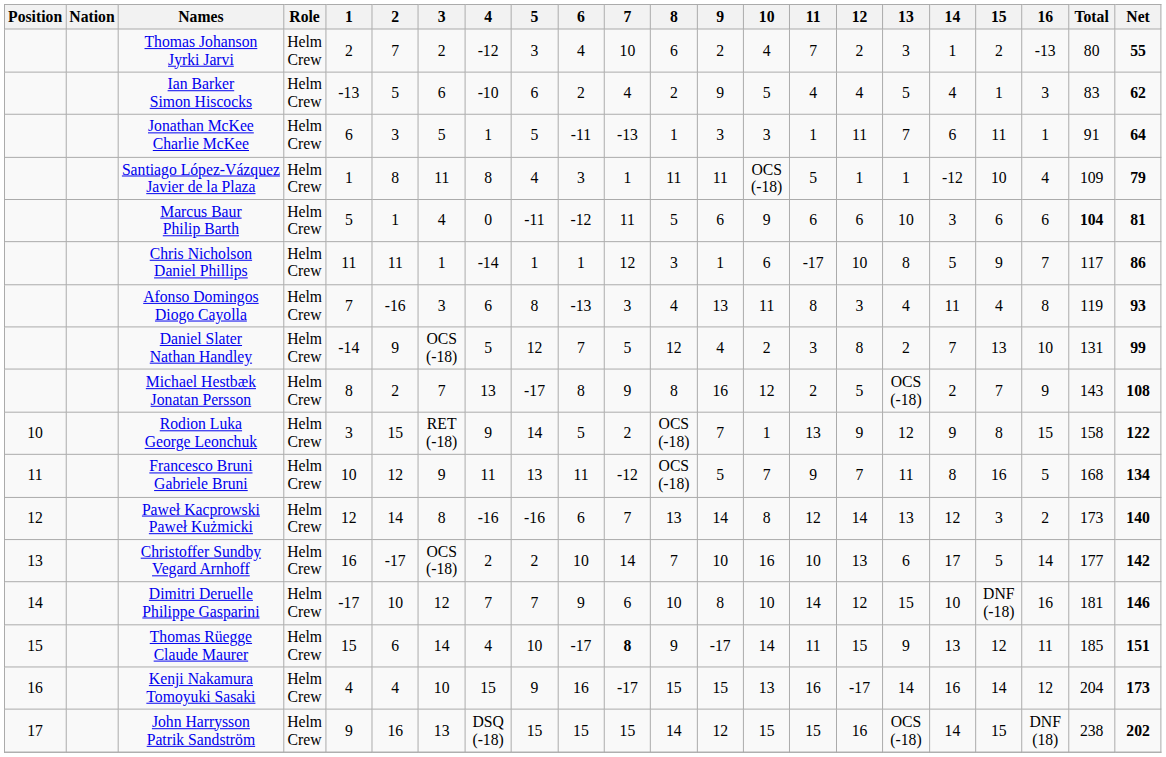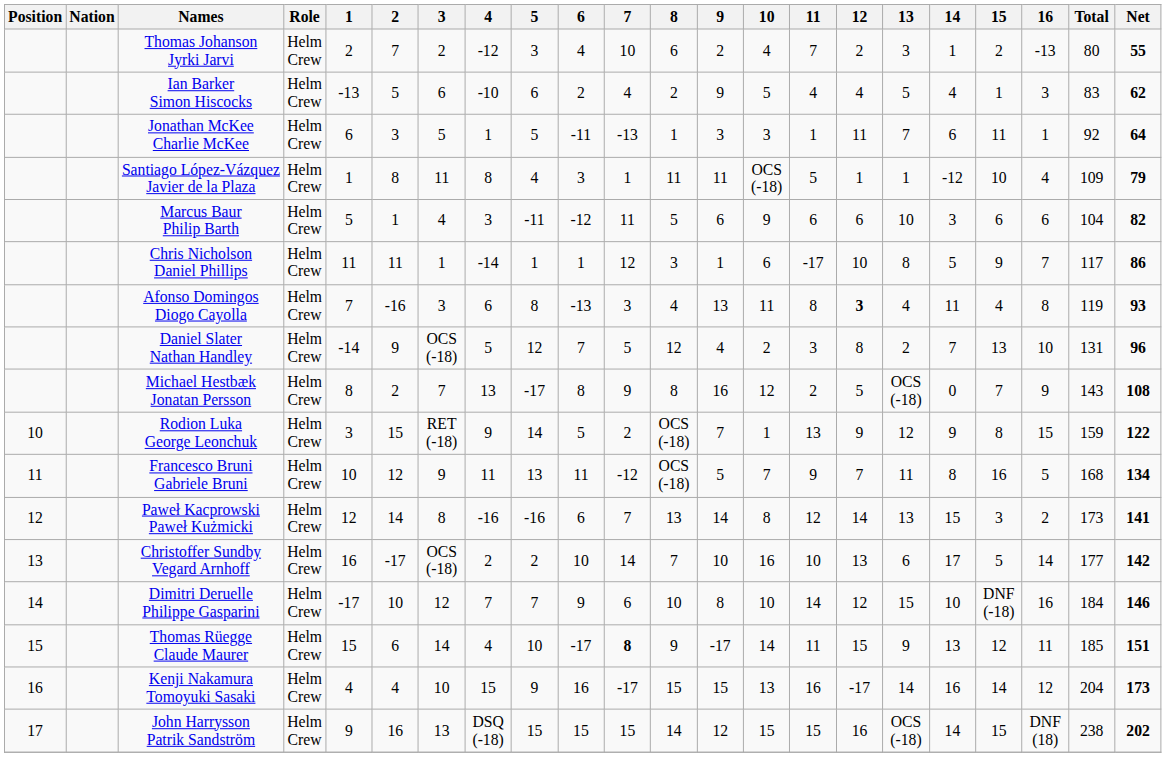(1092, 135) 91 -> (1092, 135) 92
(488, 220) 0 -> (488, 220) 3
(1092, 220) bold -> (1092, 220) normal
(1138, 220) 81 -> (1138, 220) 82
(860, 305) normal -> (860, 305) bold
(1138, 348) 99 -> (1138, 348) 96
(952, 390) 2 -> (952, 390) 0
(1092, 433) 158 -> (1092, 433) 159
(952, 518) 12 -> (952, 518) 15
(1138, 518) 140 -> (1138, 518) 141
(1092, 603) 181 -> (1092, 603) 184
